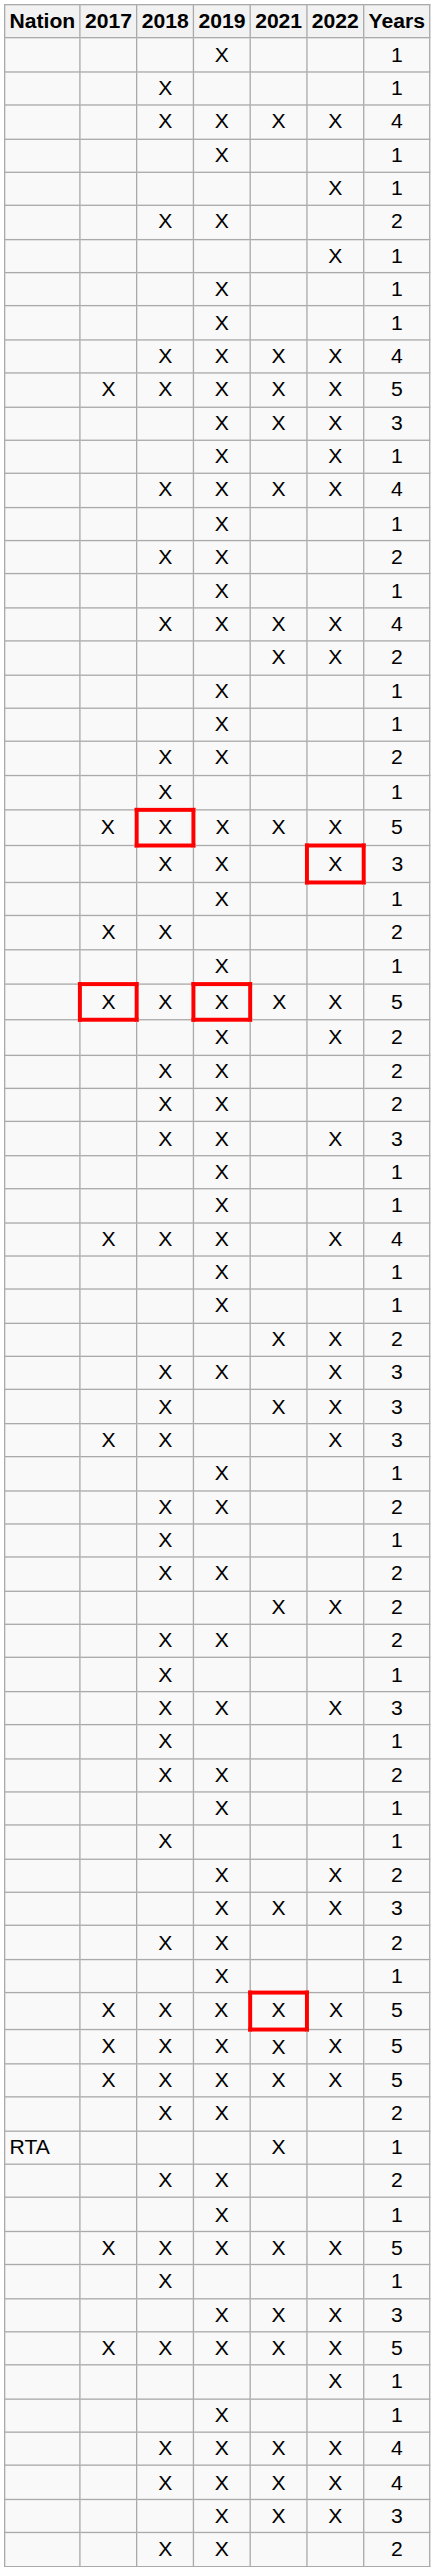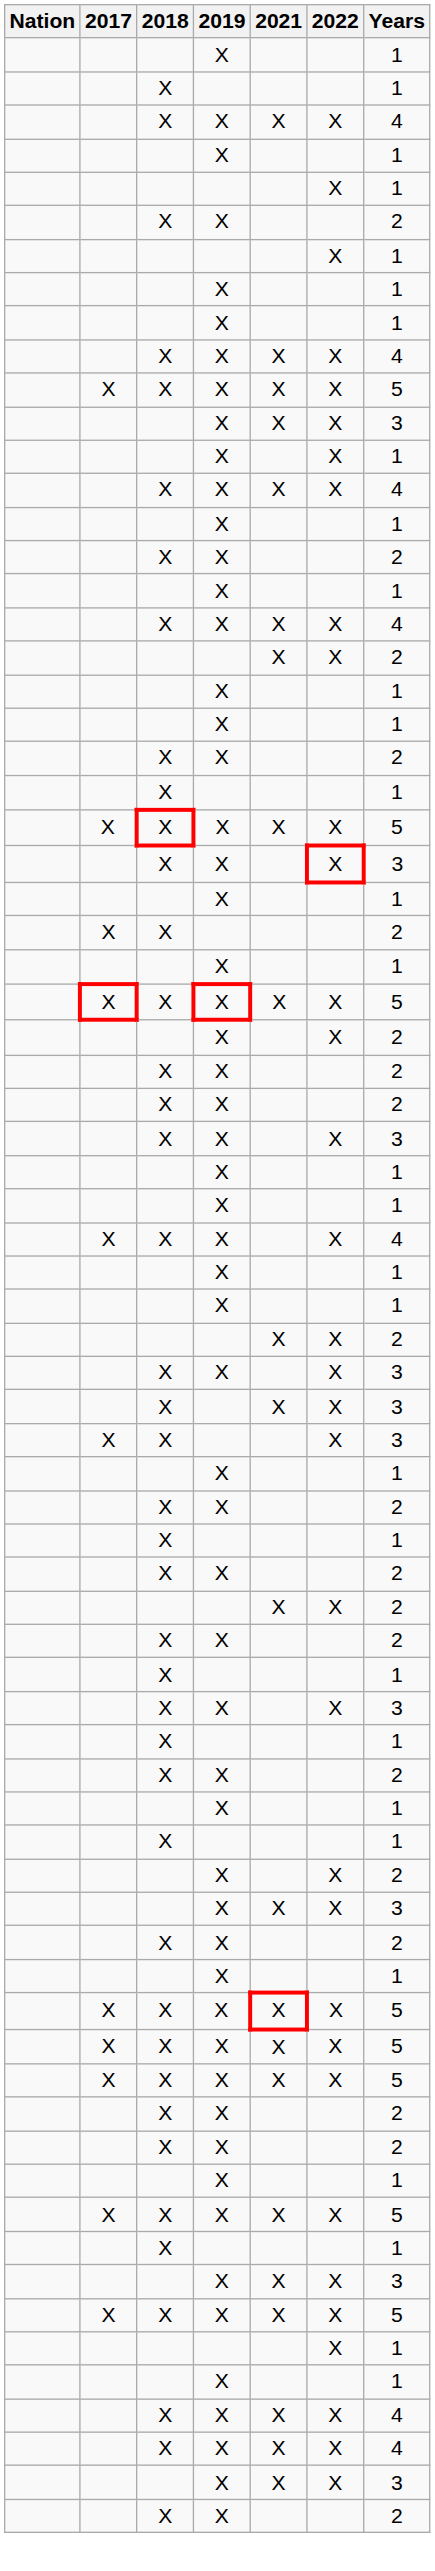- row: (30, 2147)
